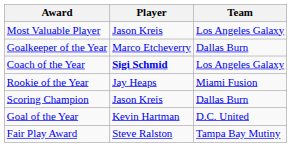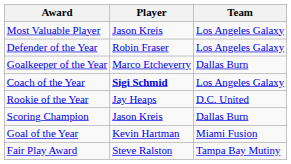+ row: (52, 47)
(227, 82) Miami Fusion -> (222, 99) D.C. United
(222, 116) D.C. United -> (227, 133) Miami Fusion
